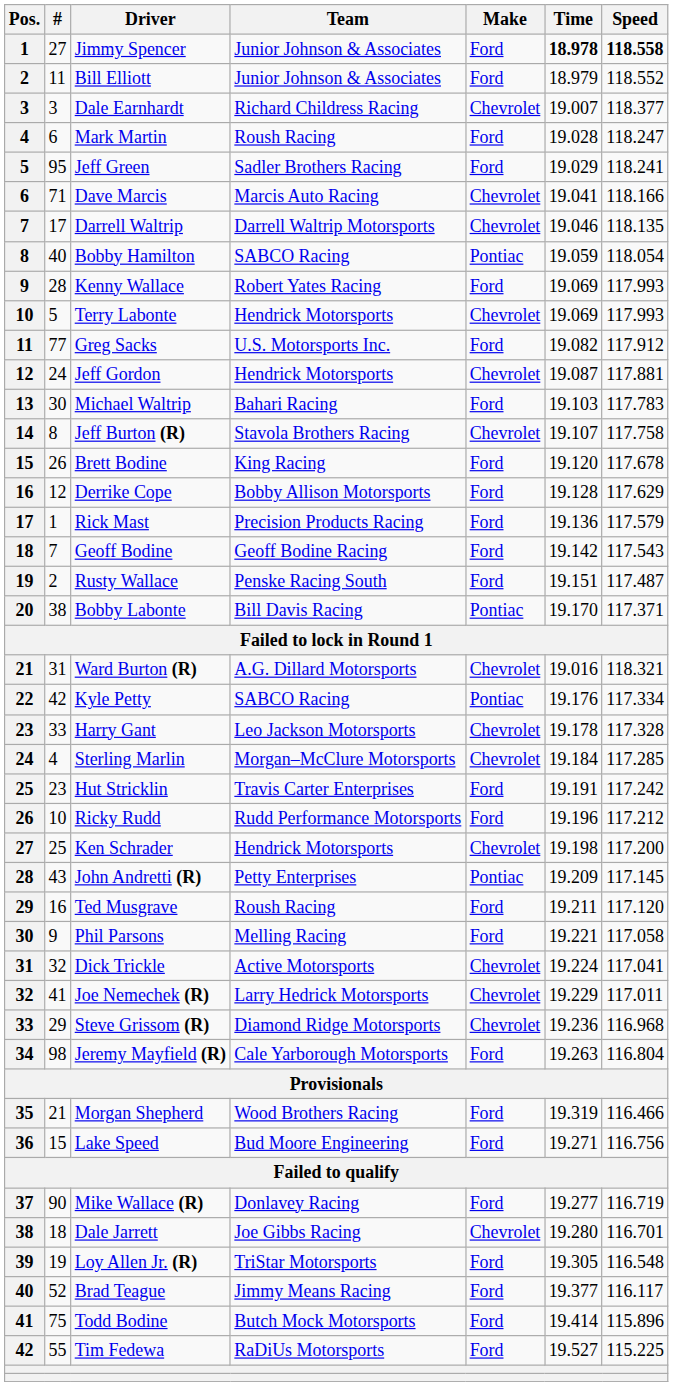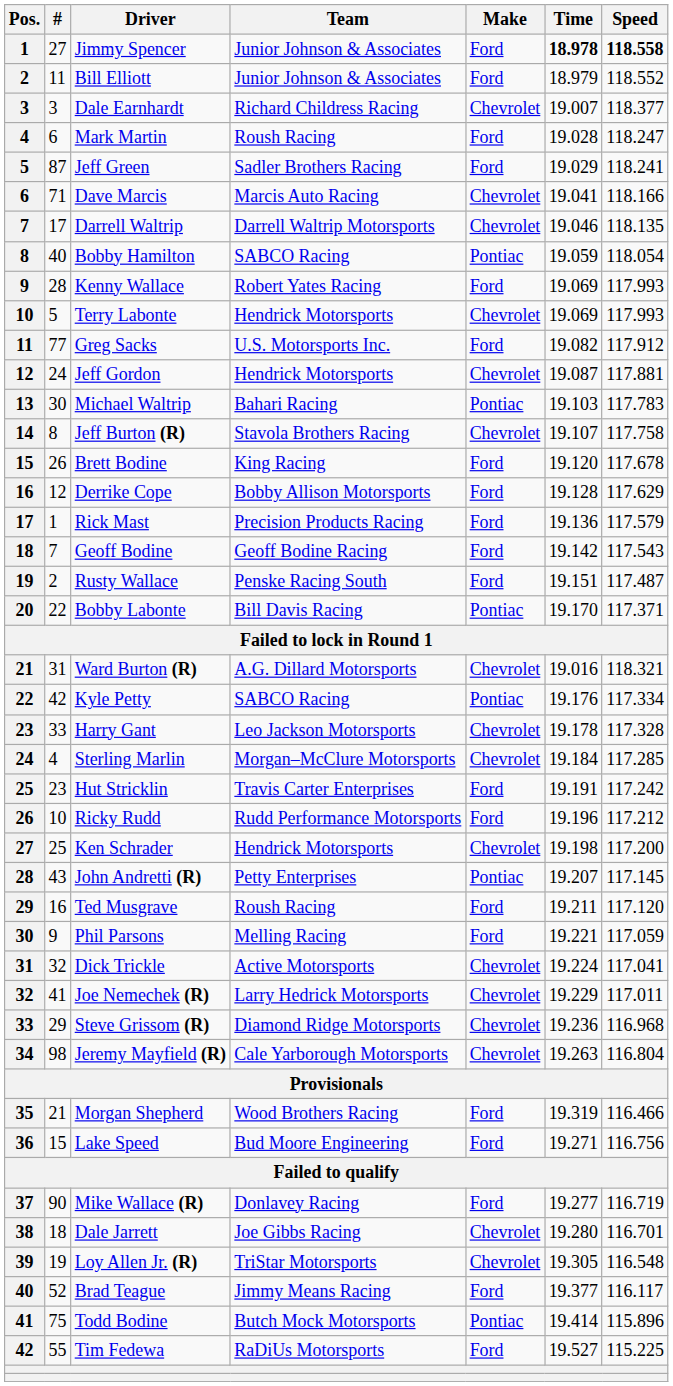(57, 167) 95 -> (57, 167) 87
(487, 403) Ford -> (497, 403) Pontiac
(57, 610) 38 -> (57, 610) 22
(573, 877) 19.209 -> (573, 877) 19.207
(635, 936) 117.058 -> (635, 936) 117.059
(487, 1054) Ford -> (505, 1054) Chevrolet
(487, 1261) Ford -> (505, 1261) Chevrolet
(487, 1320) Ford -> (497, 1320) Pontiac
